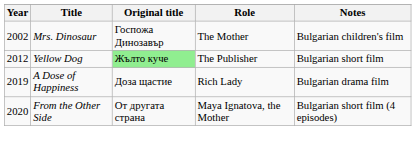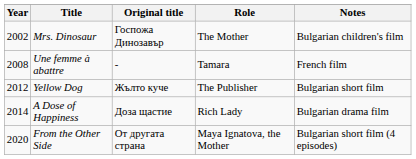+ row: (61, 65)
(142, 59) lightgreen background -> (142, 88) no background
(18, 82) 2019 -> (18, 111) 2014
